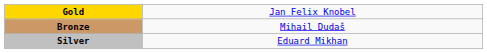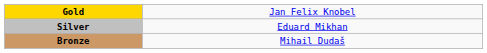rows swapped: (73, 41) <-> (73, 26)
